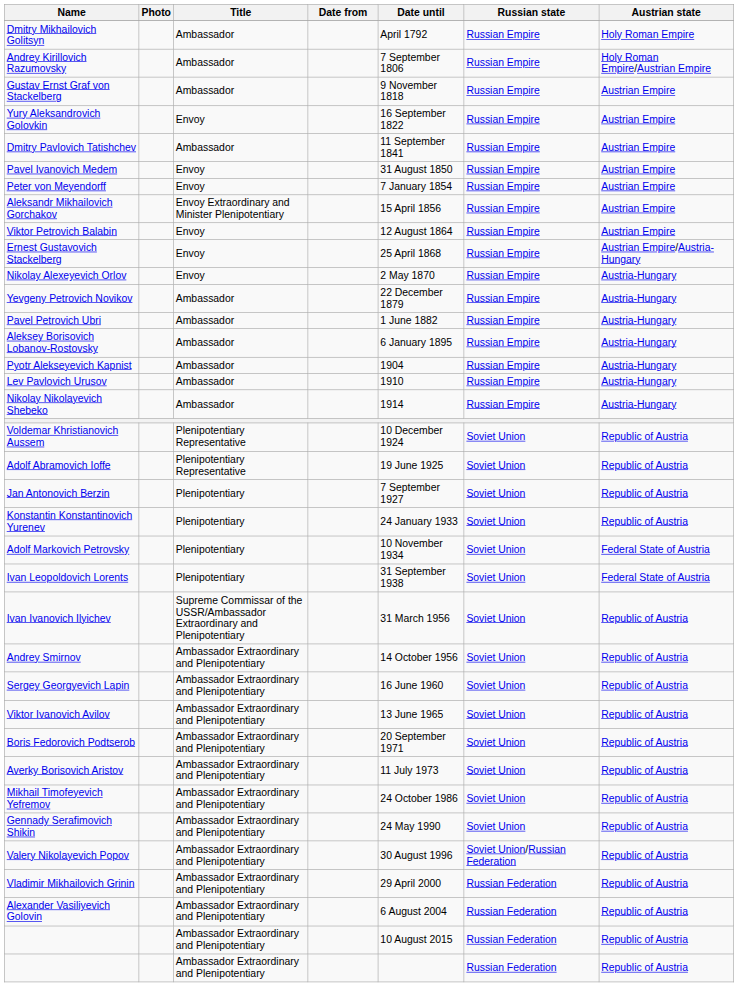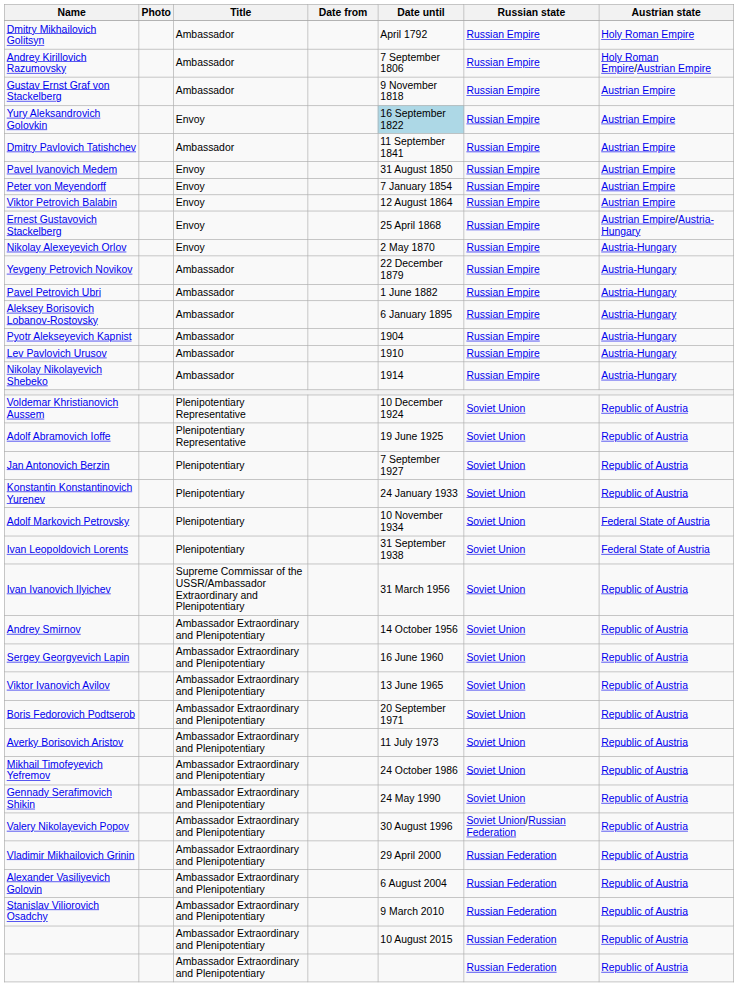(413, 119) no background -> (413, 119) lightblue background
- row: (60, 209)
+ row: (53, 911)
